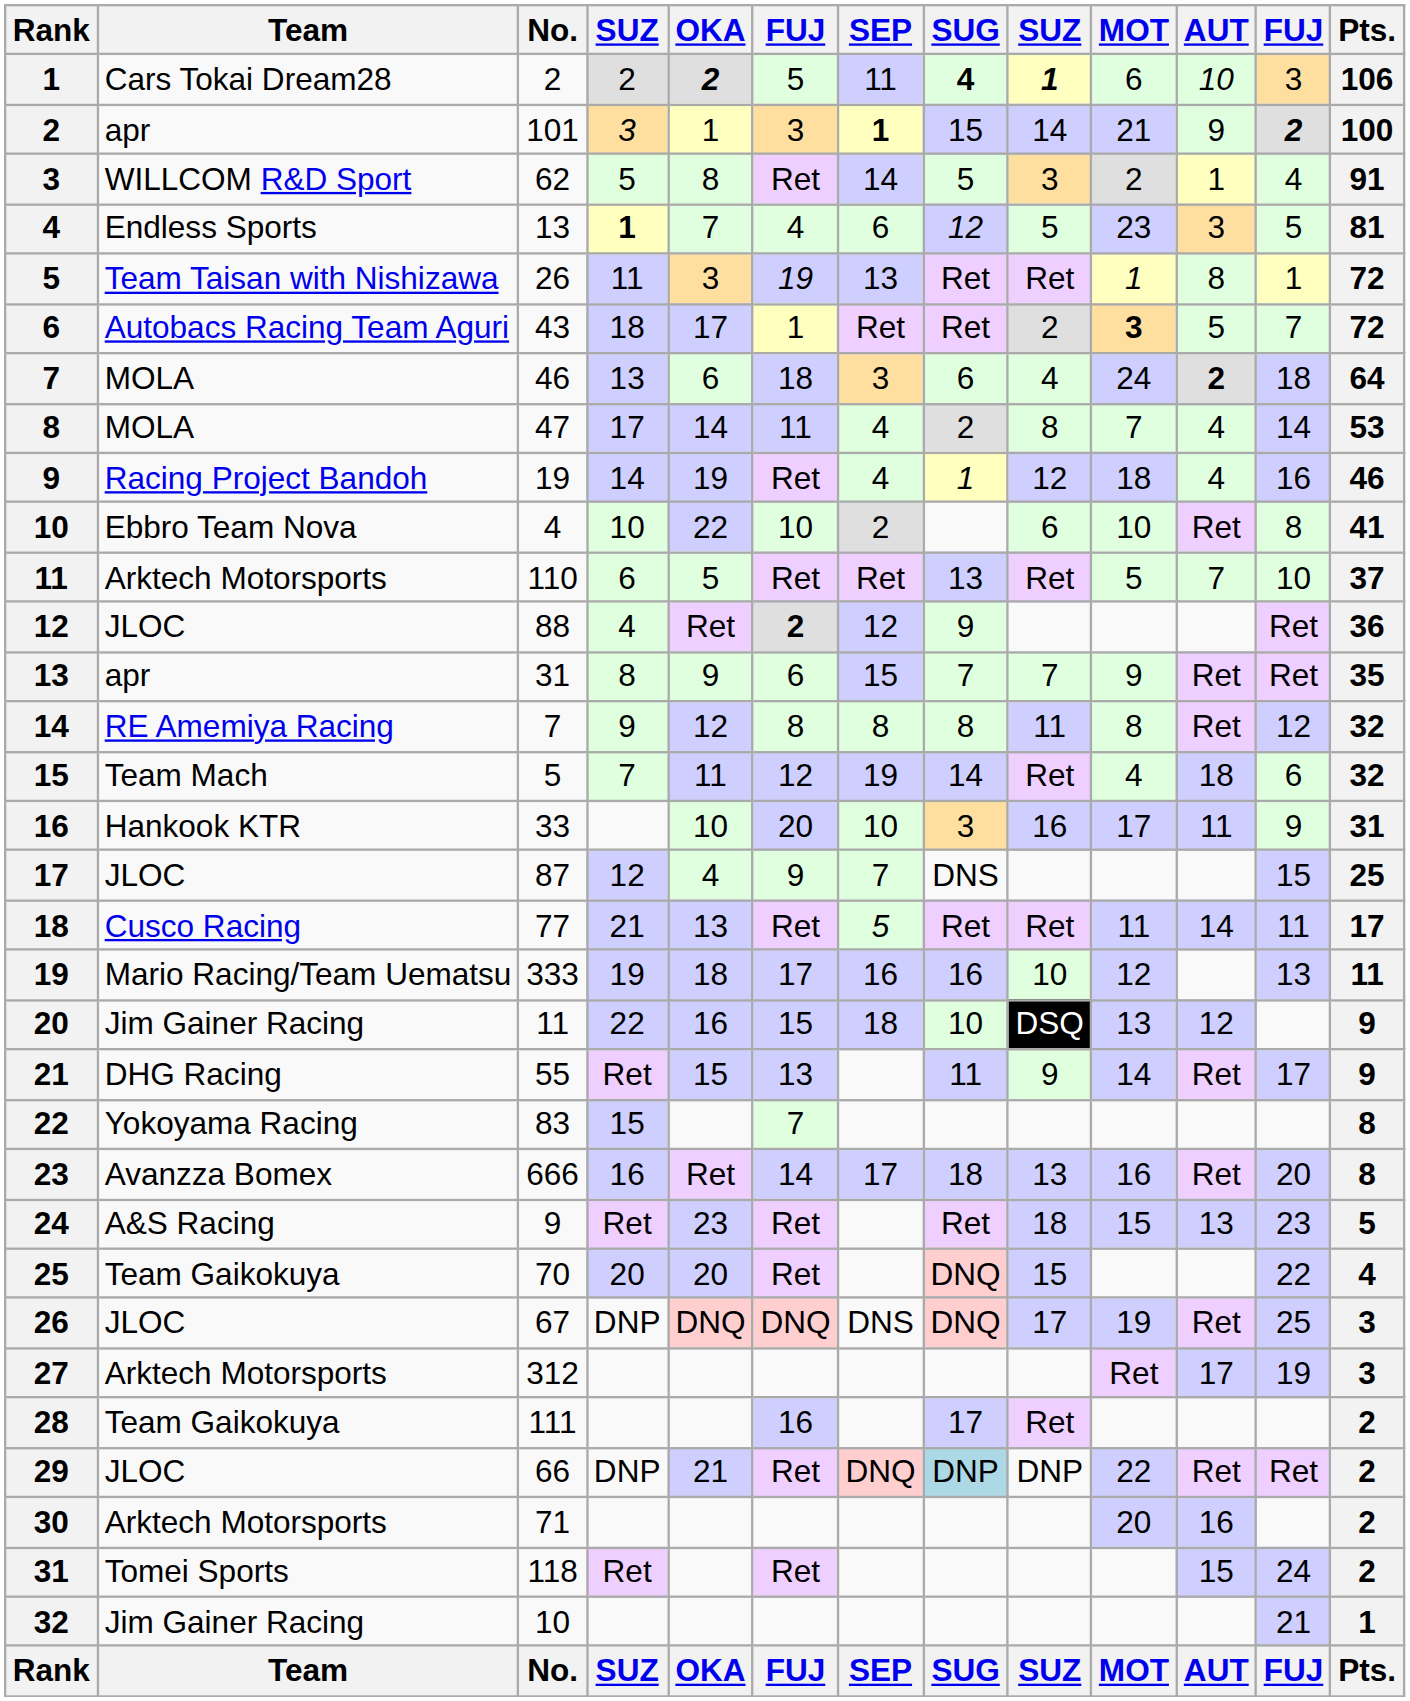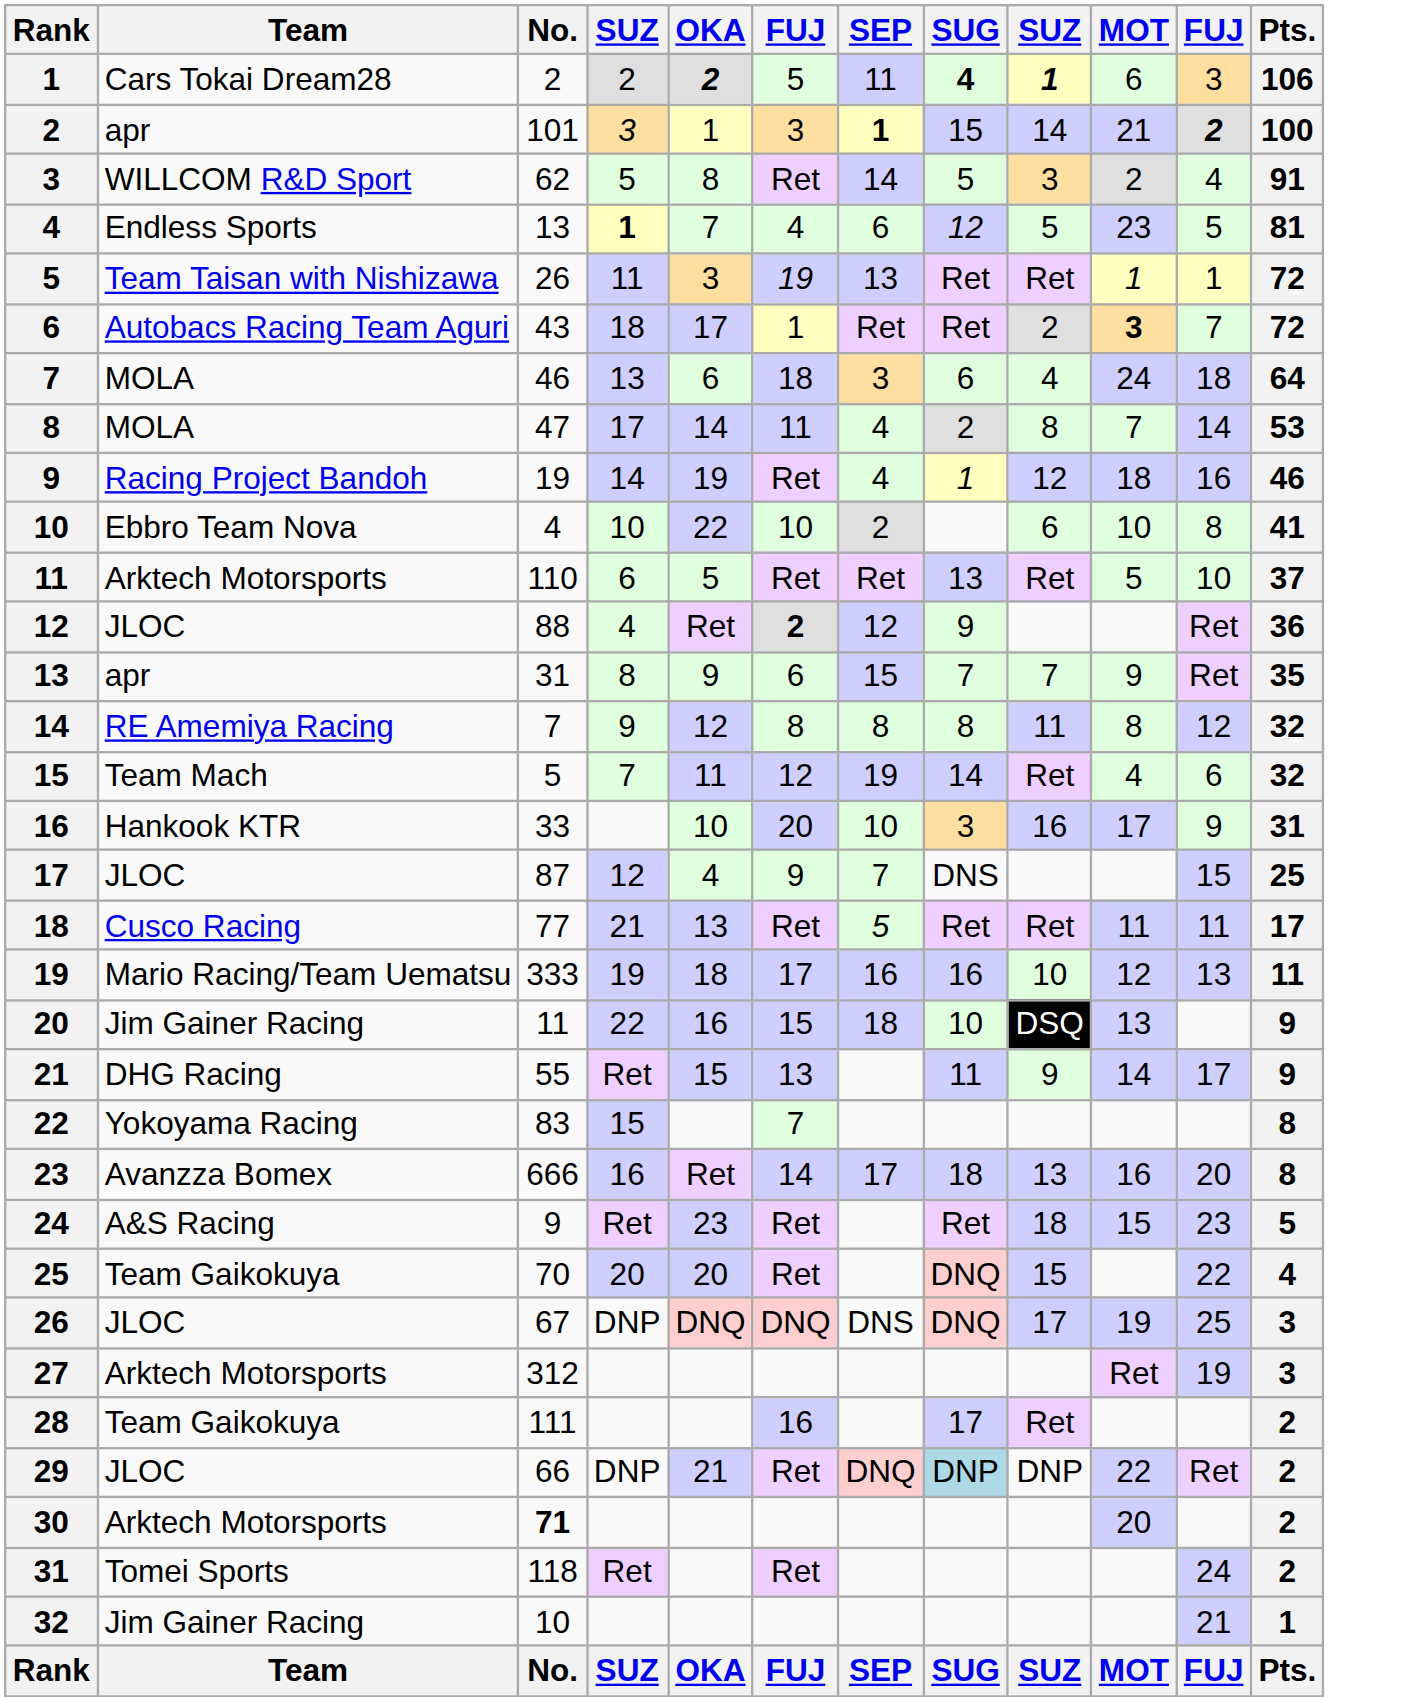- column: (1216, 30)
(553, 1522) normal -> (553, 1522) bold
